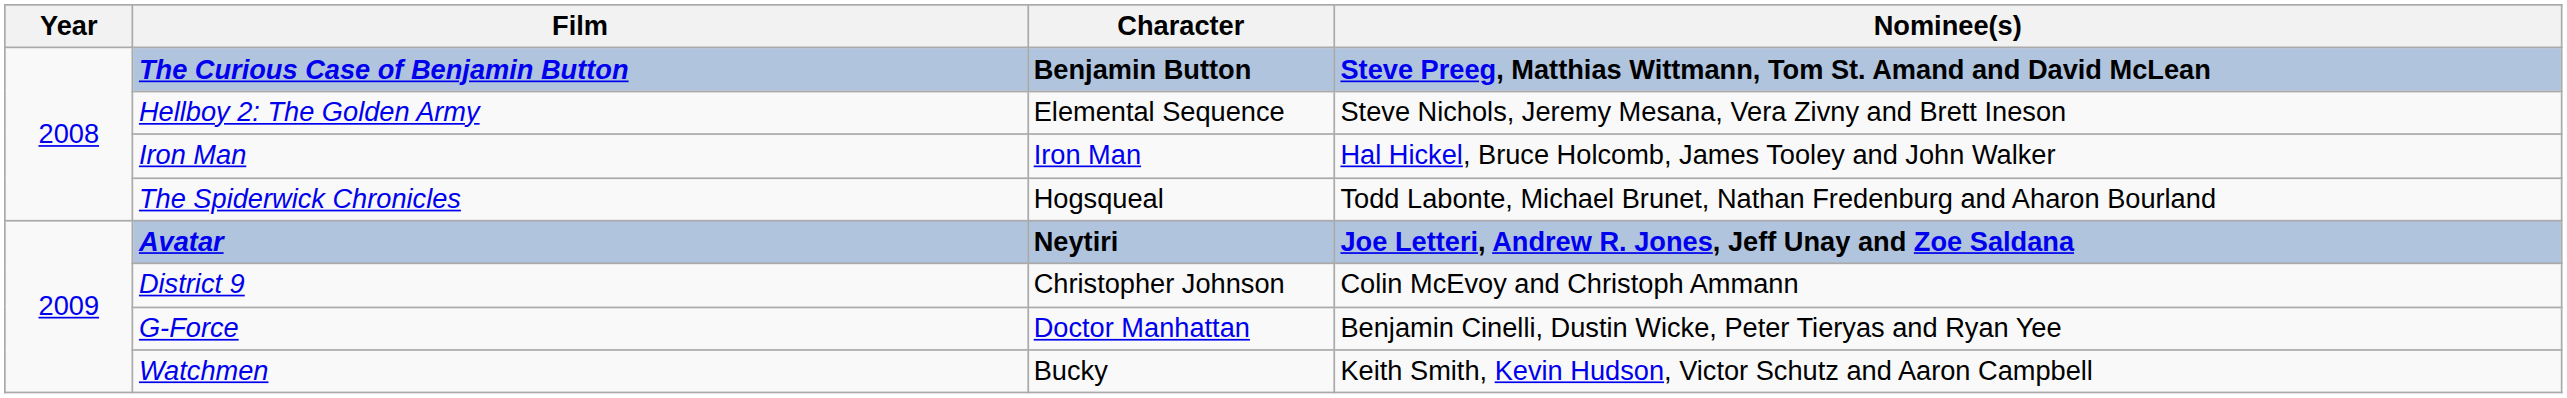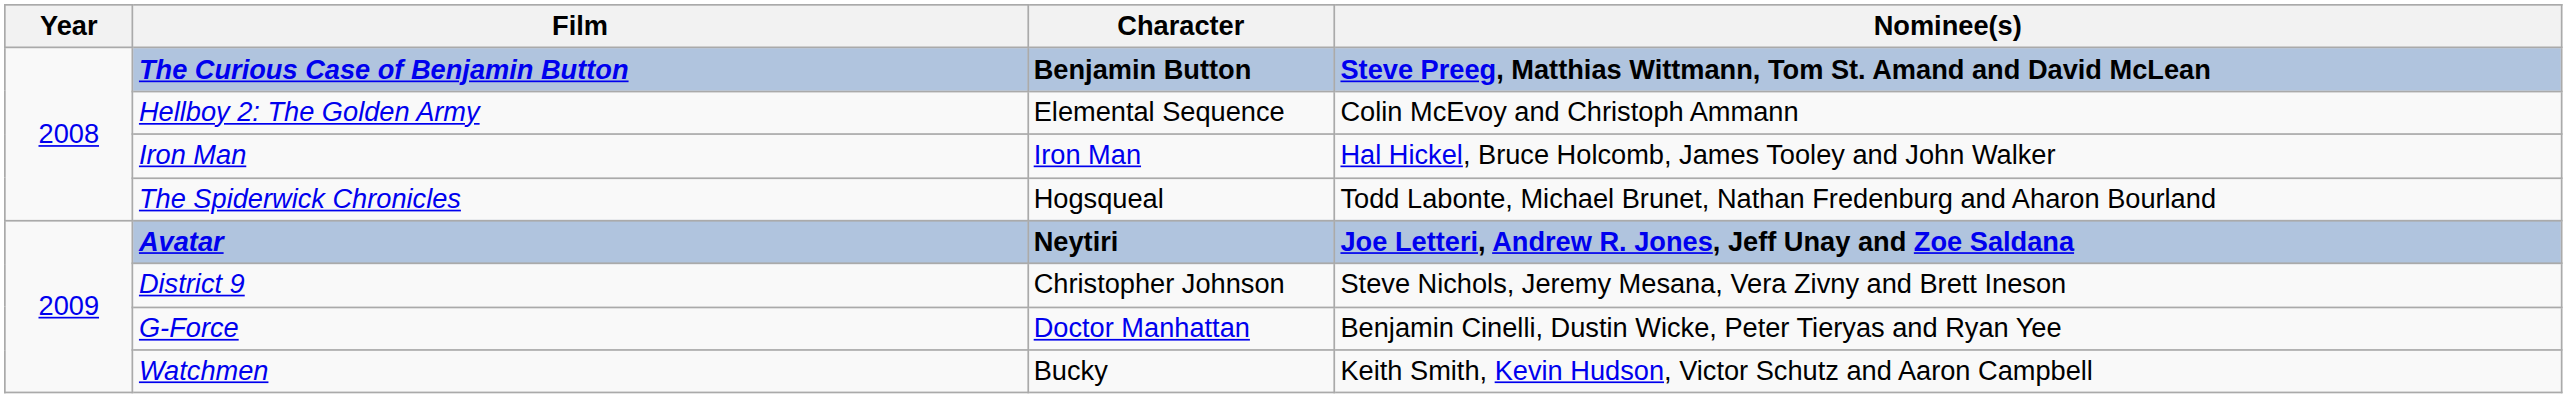(1703, 112) Steve Nichols, Jeremy Mesana, Vera Zivny and Brett Ineson -> (1570, 112) Colin McEvoy and Christoph Ammann
(1570, 284) Colin McEvoy and Christoph Ammann -> (1703, 284) Steve Nichols, Jeremy Mesana, Vera Zivny and Brett Ineson
